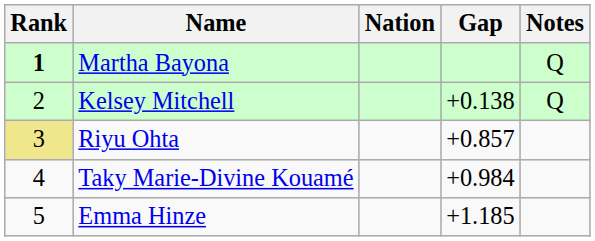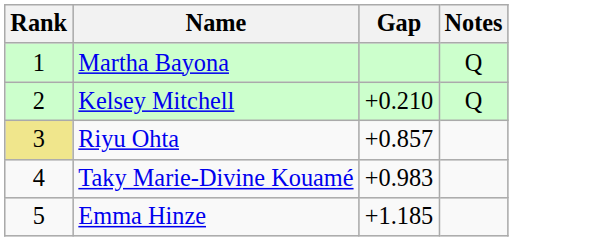- column: (400, 23)
(39, 62) bold -> (39, 62) normal
(480, 100) +0.138 -> (399, 100) +0.210
(480, 178) +0.984 -> (399, 178) +0.983
